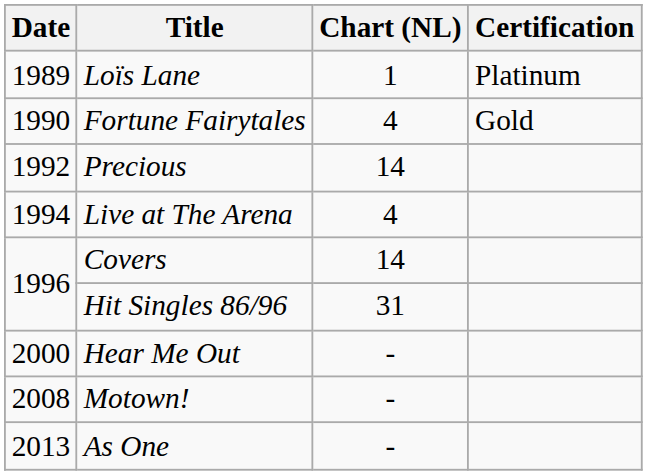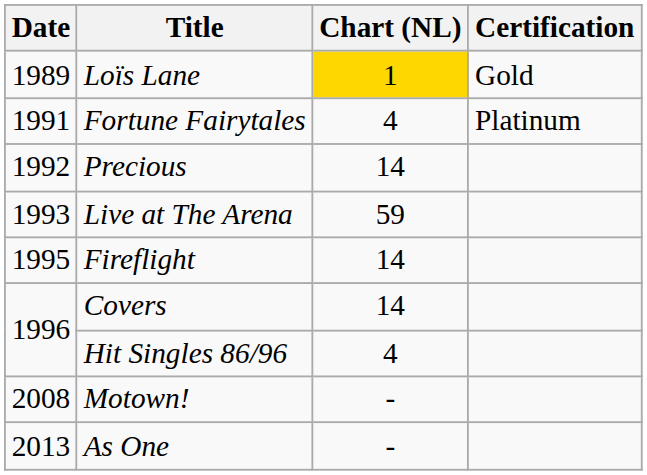(390, 74) no background -> (390, 74) gold background
(528, 74) Platinum -> (504, 74) Gold
(41, 120) 1990 -> (41, 120) 1991
(504, 120) Gold -> (528, 120) Platinum
(41, 213) 1994 -> (41, 213) 1993
(390, 213) 4 -> (390, 213) 59
+ row: (139, 259)
(390, 306) 31 -> (390, 352) 4
- row: (162, 352)
